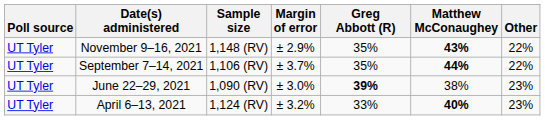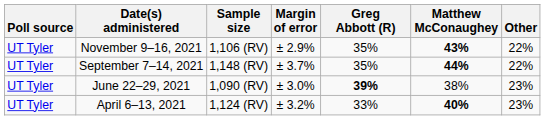(239, 47) 1,148 (RV) -> (239, 47) 1,106 (RV)
(239, 67) 1,106 (RV) -> (239, 67) 1,148 (RV)
